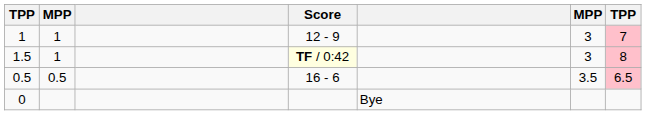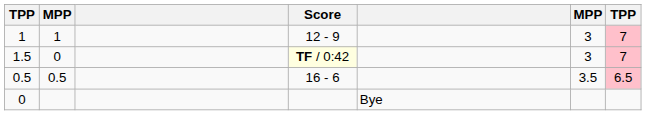(57, 57) 1 -> (57, 57) 0
(623, 57) 8 -> (623, 57) 7
